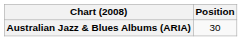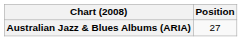(215, 28) 30 -> (215, 28) 27
